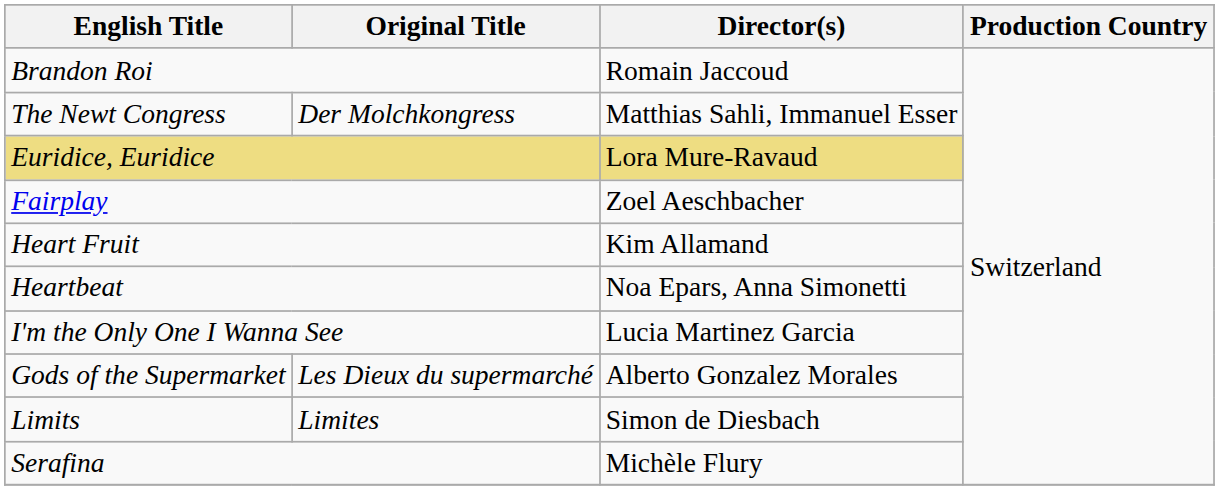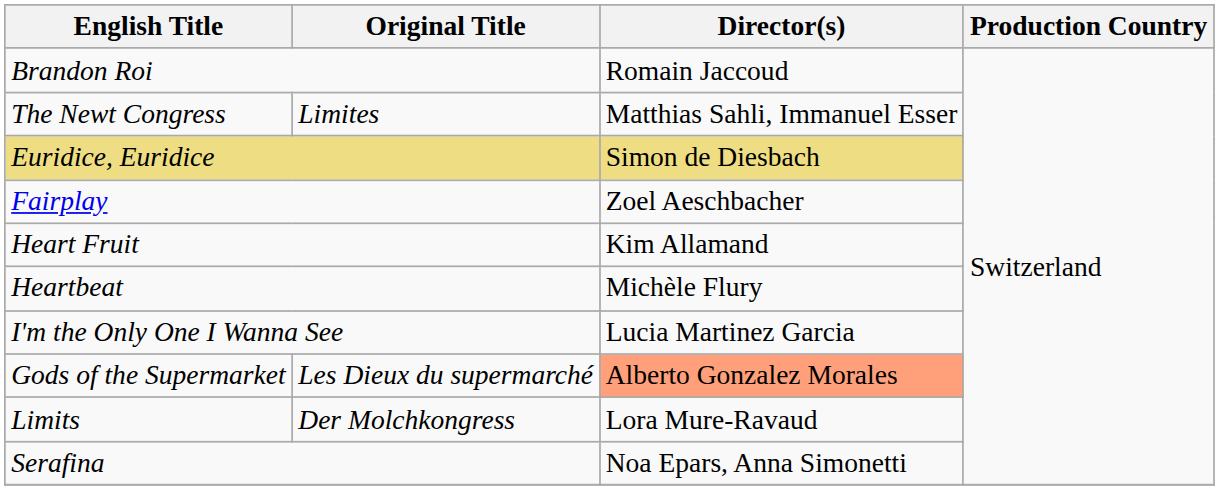(407, 113) Der Molchkongress -> (339, 113) Limites
(712, 157) Lora Mure-Ravaud -> (713, 157) Simon de Diesbach
(756, 288) Noa Epars, Anna Simonetti -> (684, 288) Michèle Flury
(752, 375) no background -> (752, 375) lightsalmon background
(339, 419) Limites -> (407, 419) Der Molchkongress
(713, 419) Simon de Diesbach -> (712, 419) Lora Mure-Ravaud
(684, 462) Michèle Flury -> (756, 462) Noa Epars, Anna Simonetti
